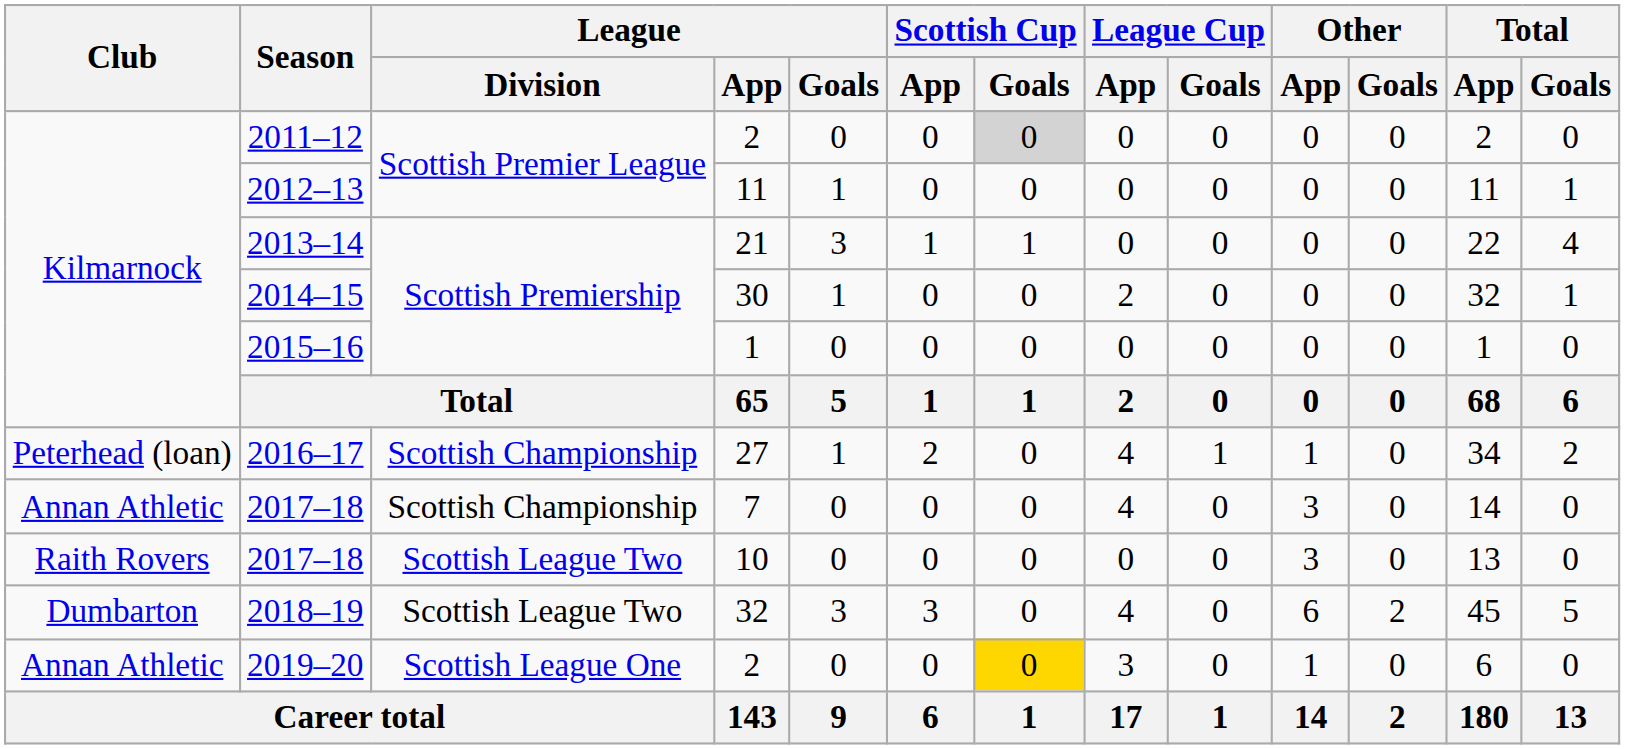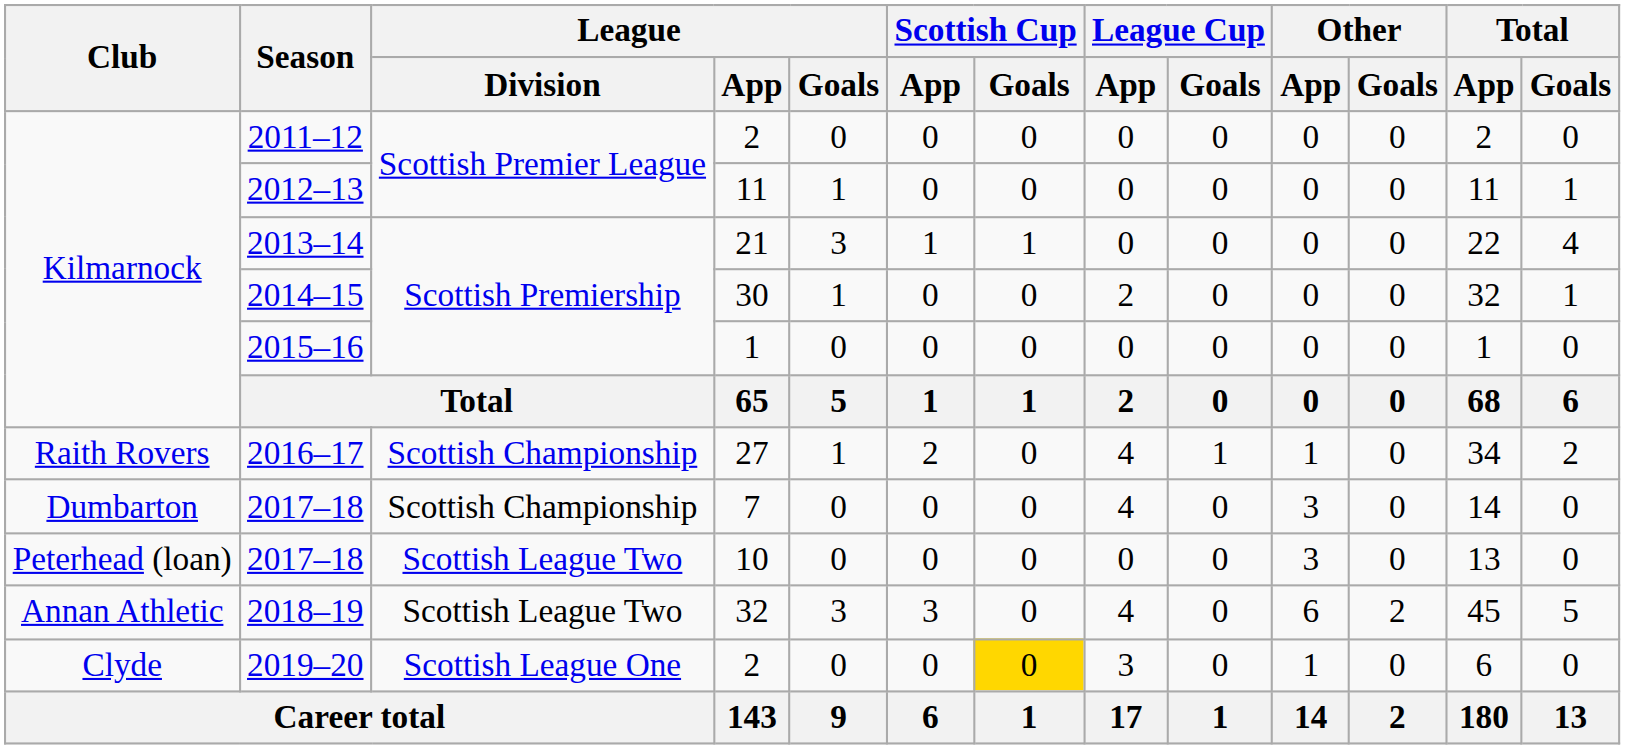(1029, 136) lightgrey background -> (1029, 136) no background
(122, 453) Peterhead (loan) -> (122, 453) Raith Rovers
(122, 505) Annan Athletic -> (122, 505) Dumbarton
(122, 558) Raith Rovers -> (122, 558) Peterhead (loan)
(122, 611) Dumbarton -> (122, 611) Annan Athletic
(122, 664) Annan Athletic -> (122, 664) Clyde
